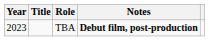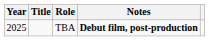(17, 28) 2023 -> (17, 28) 2025
